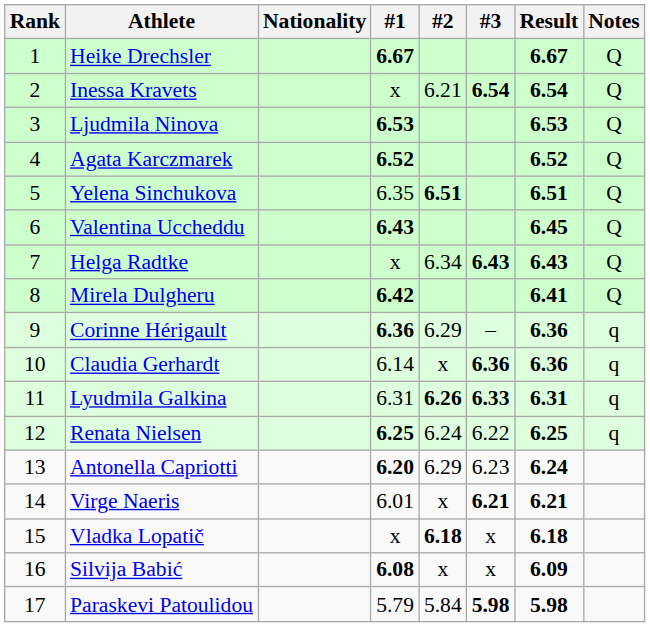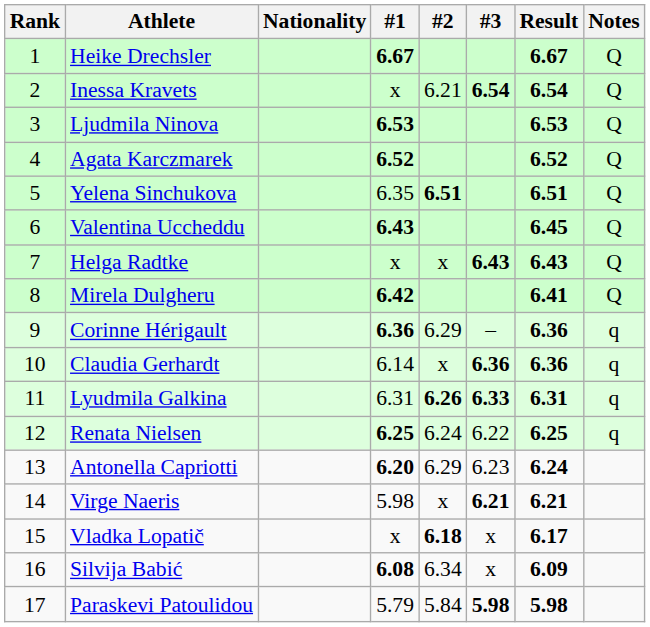(443, 261) 6.34 -> (443, 261) x
(395, 501) 6.01 -> (395, 501) 5.98
(549, 535) 6.18 -> (549, 535) 6.17
(443, 569) x -> (443, 569) 6.34
